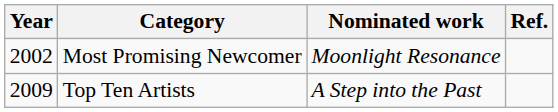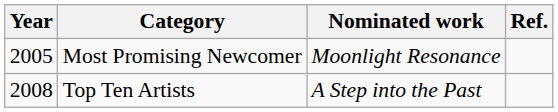(31, 55) 2002 -> (31, 55) 2005
(31, 90) 2009 -> (31, 90) 2008
